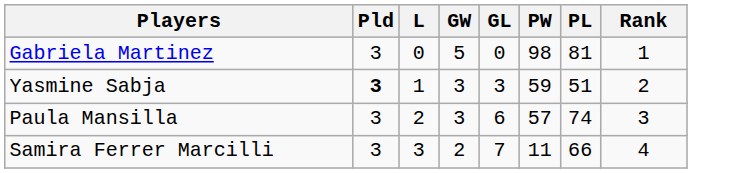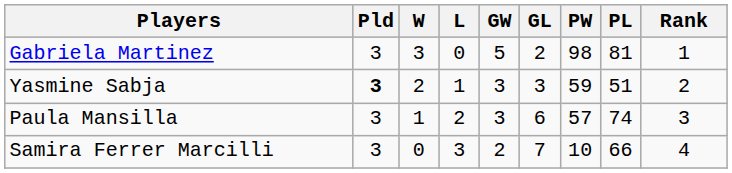+ column: (419, 21)
(499, 54) 0 -> (540, 54) 2
(540, 152) 11 -> (580, 152) 10
